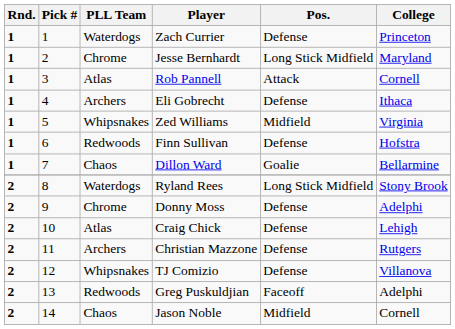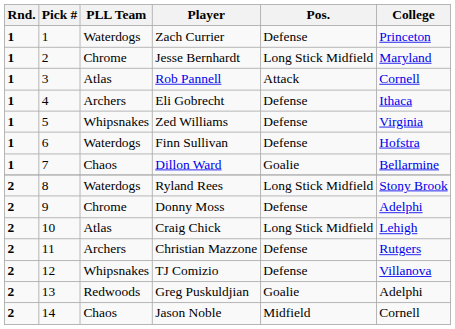(287, 121) Midfield -> (285, 121) Defense
(112, 143) Redwoods -> (112, 143) Waterdogs
(285, 228) Defense -> (318, 228) Long Stick Midfield
(284, 292) Faceoff -> (281, 292) Goalie
